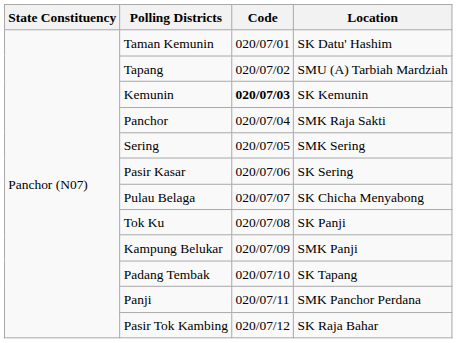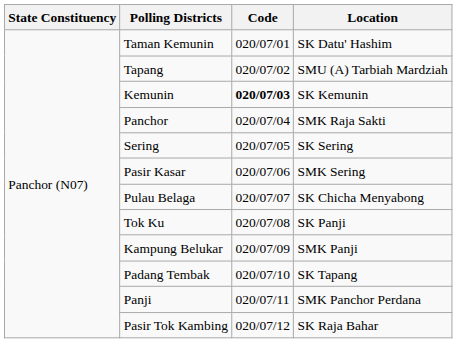(331, 146) SMK Sering -> (325, 146) SK Sering
(325, 172) SK Sering -> (331, 172) SMK Sering
